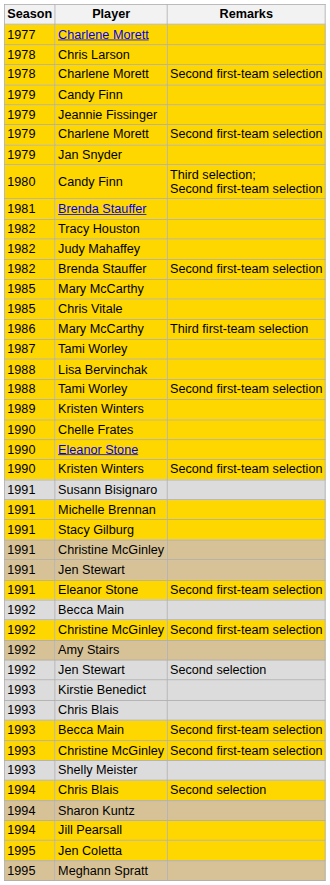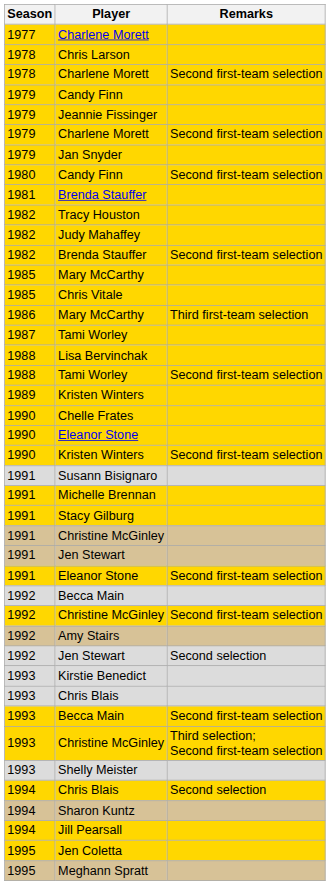(246, 182) Third selection; Second first-team selection -> (246, 174) Second first-team selection
(246, 750) Second first-team selection -> (246, 743) Third selection; Second first-team selection
